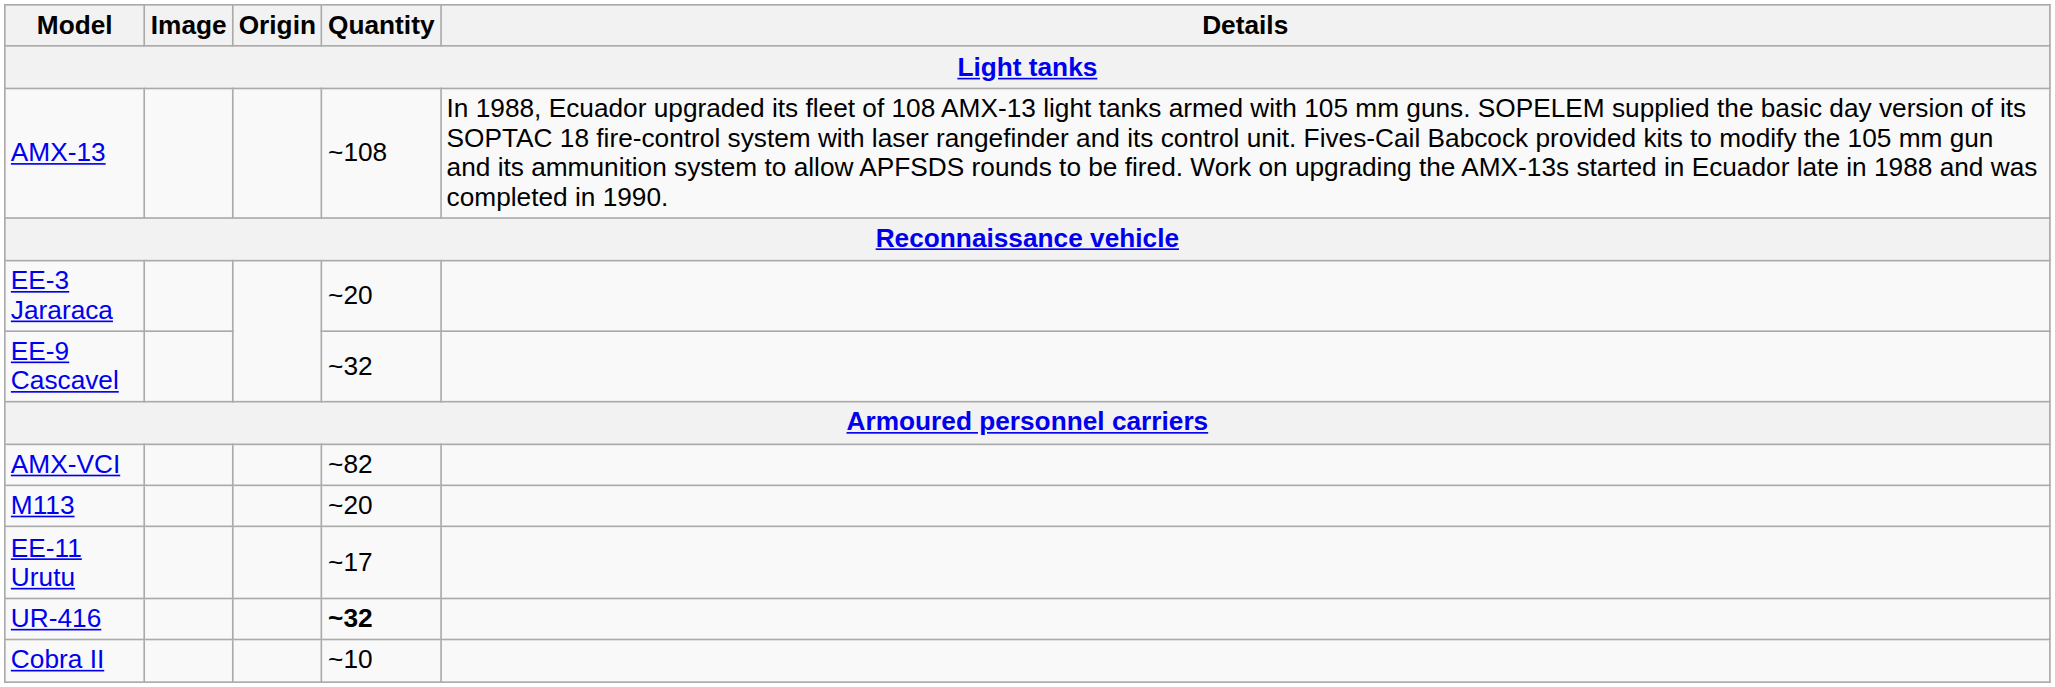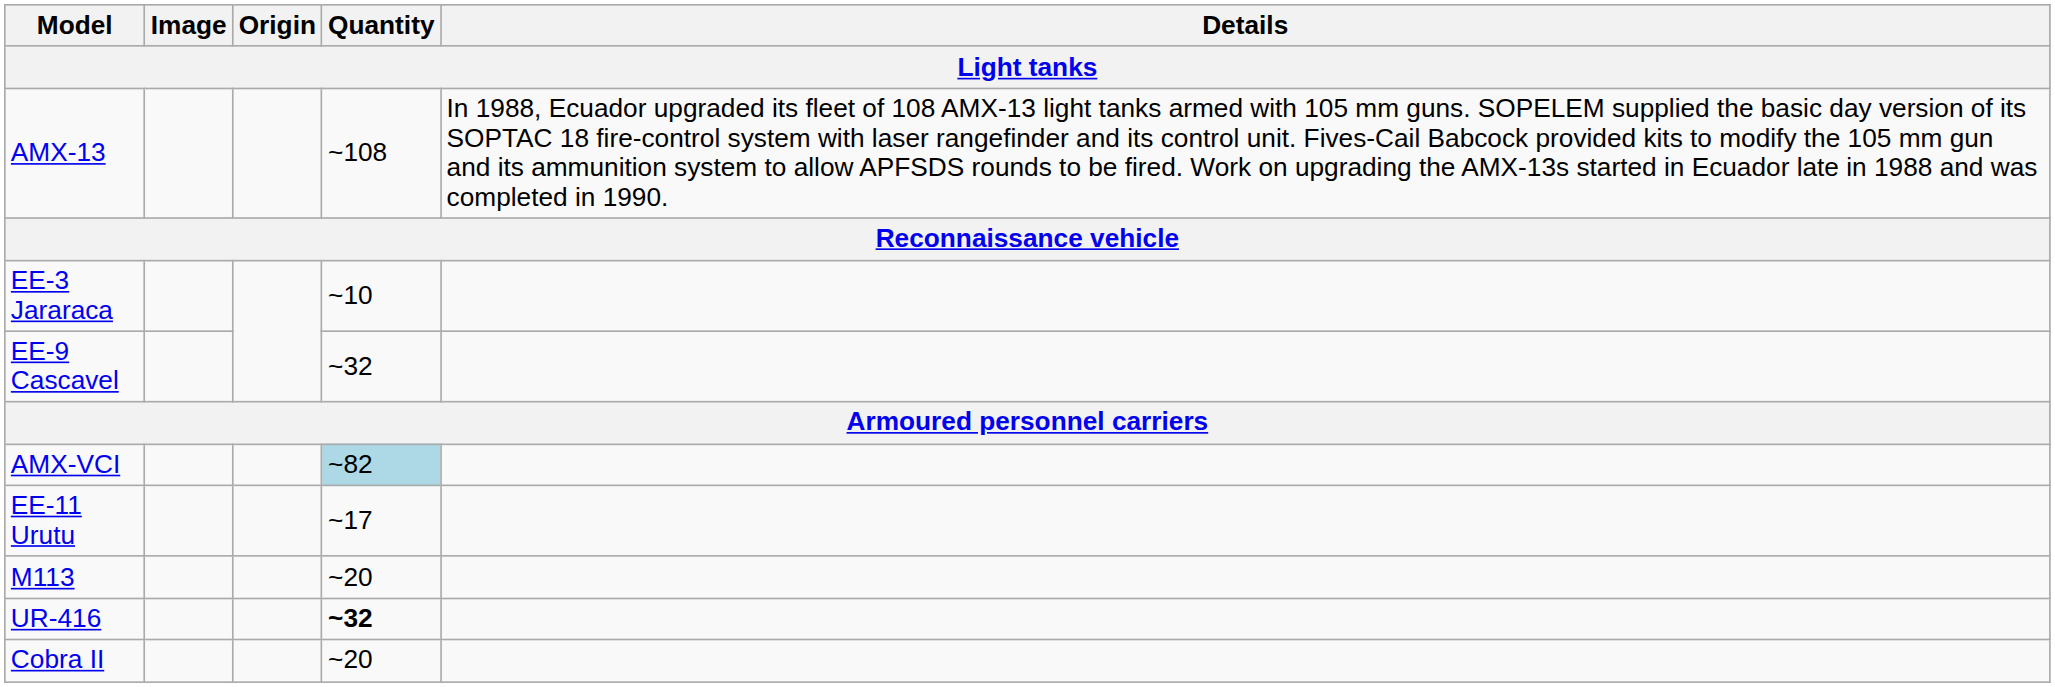(350, 295) ~20 -> (350, 295) ~10
(350, 464) no background -> (350, 464) lightblue background
rows swapped: (43, 505) <-> (46, 562)
(350, 660) ~10 -> (350, 660) ~20
